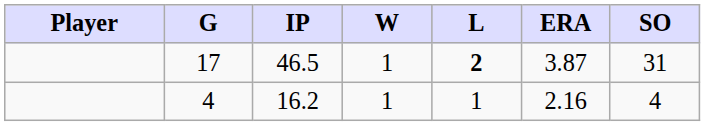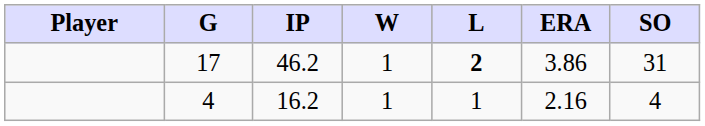(298, 62) 46.5 -> (298, 62) 46.2
(566, 62) 3.87 -> (566, 62) 3.86
